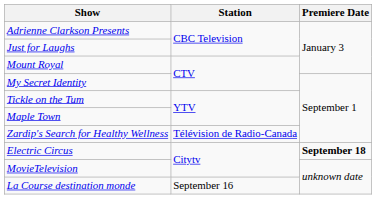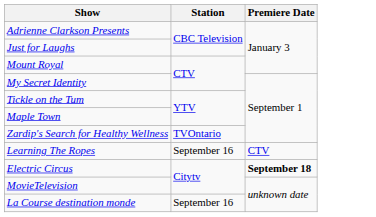(235, 133) Télévision de Radio-Canada -> (197, 133) TVOntario
+ row: (51, 151)
